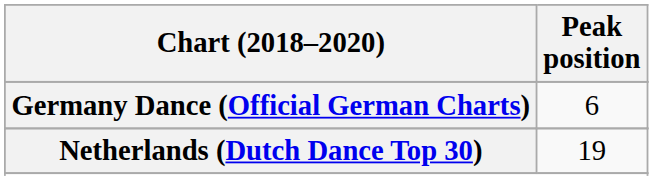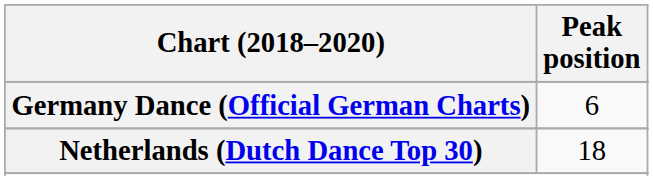(592, 150) 19 -> (592, 150) 18
